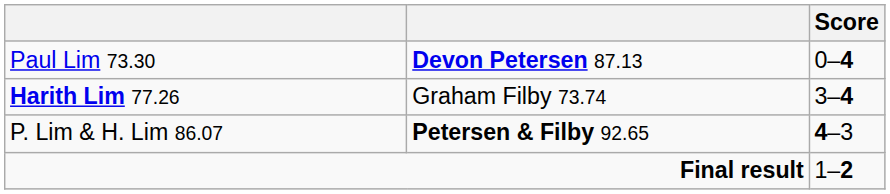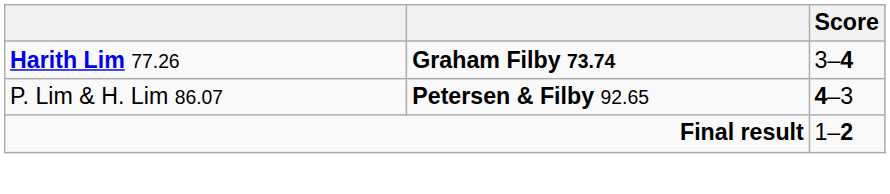- row: (83, 59)
(509, 96) normal -> (514, 59) bold
